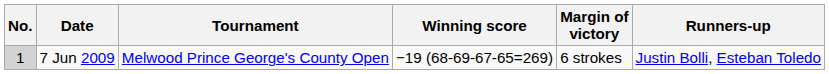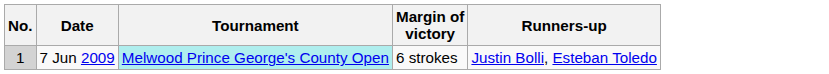- column: (475, 25)
(255, 58) no background -> (255, 58) paleturquoise background
